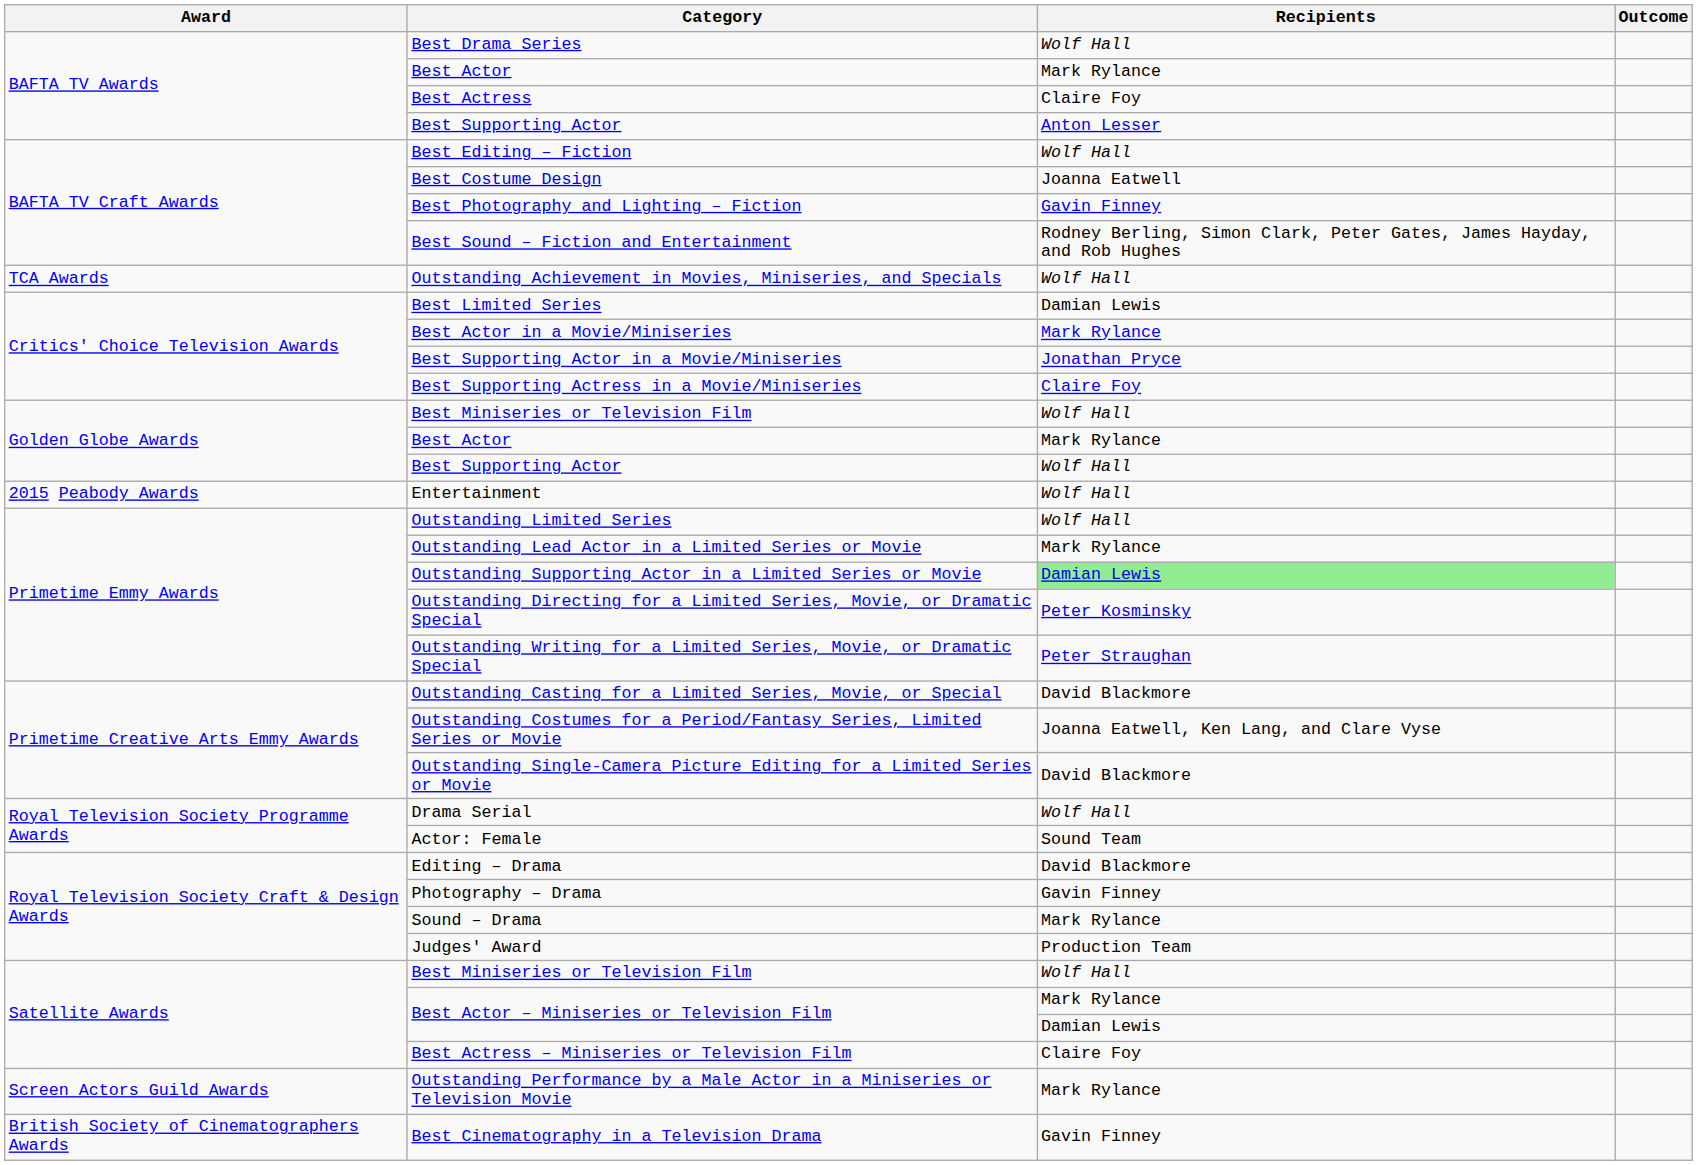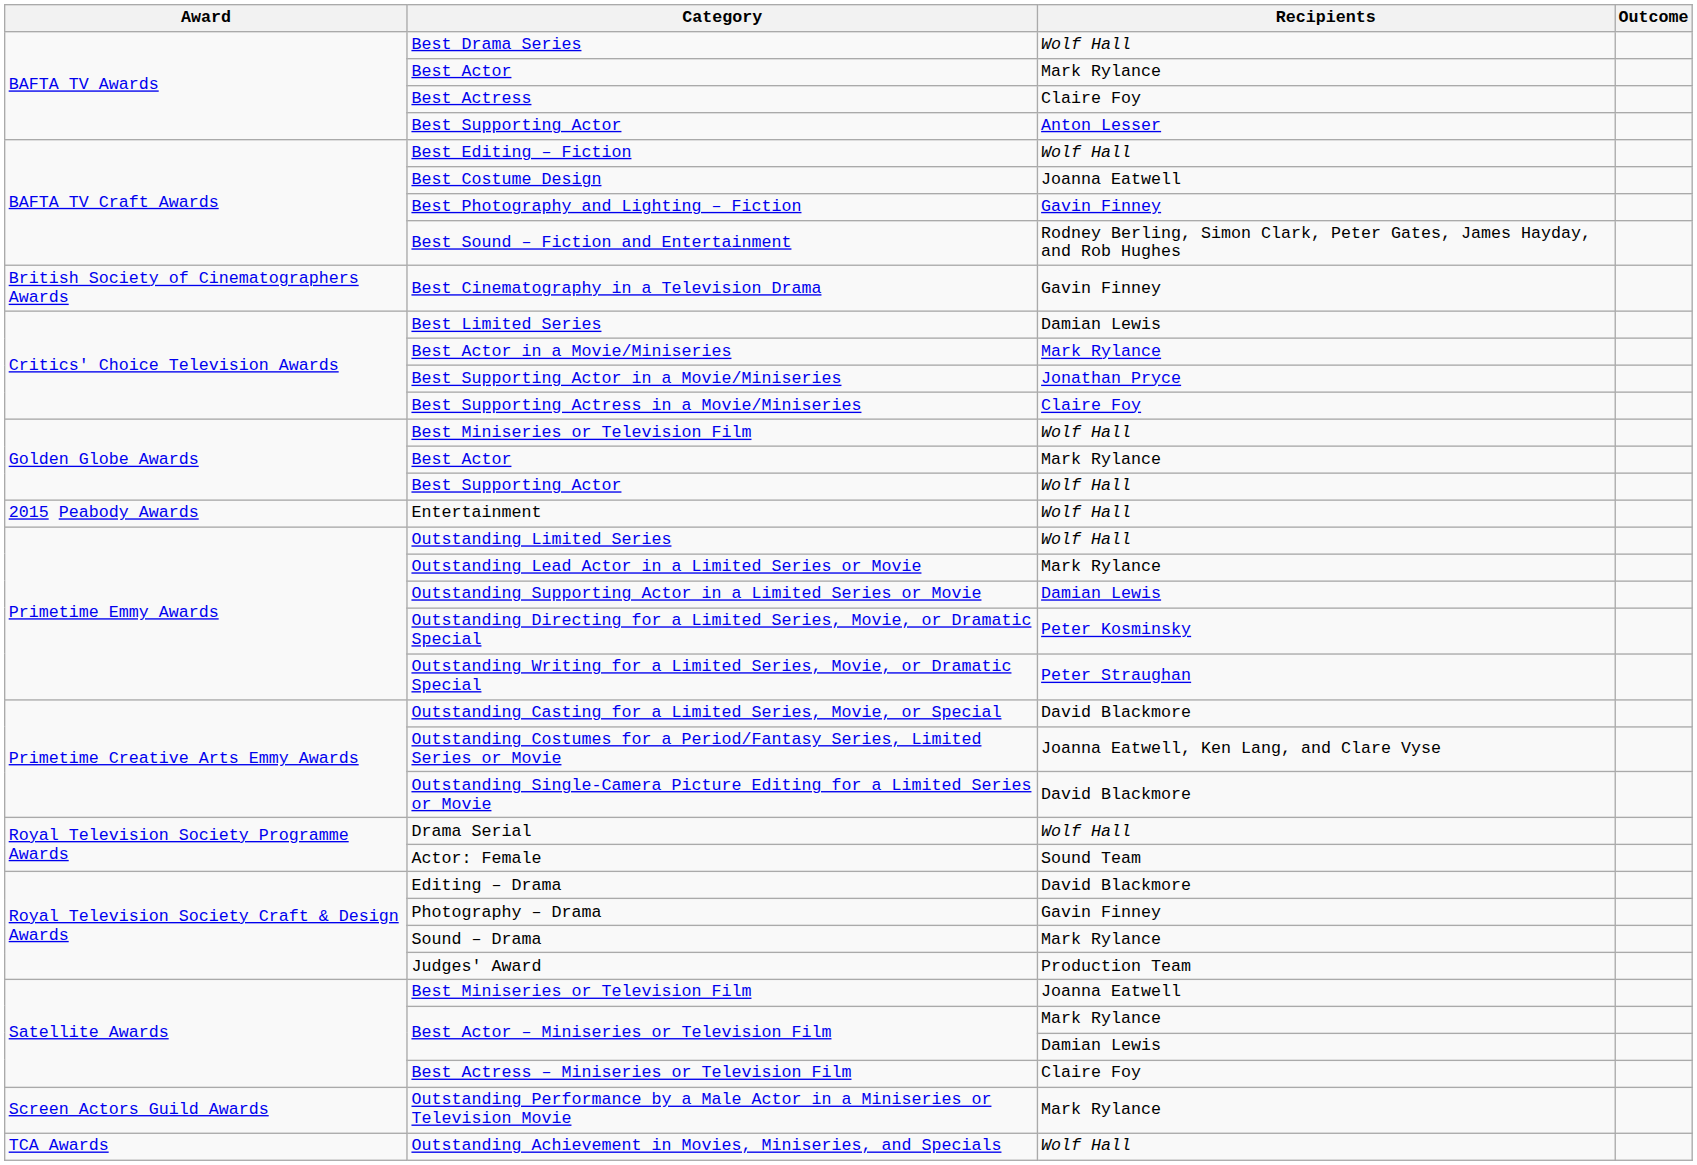rows swapped: (184, 1137) <-> (59, 280)
(1101, 576) lightgreen background -> (1101, 595) no background
(1086, 974) Wolf Hall -> (1111, 993) Joanna Eatwell
